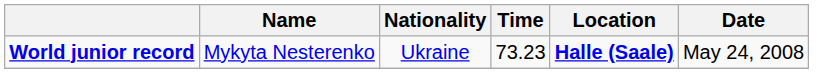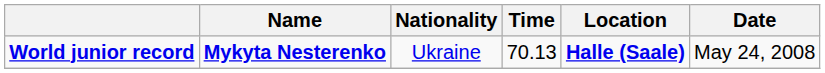(289, 52) normal -> (295, 52) bold
(521, 52) 73.23 -> (532, 52) 70.13
